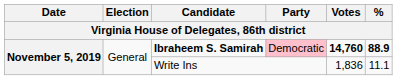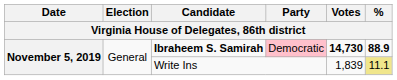(346, 48) 14,760 -> (346, 48) 14,730
(349, 65) 1,836 -> (349, 65) 1,839
(379, 65) no background -> (379, 65) khaki background
